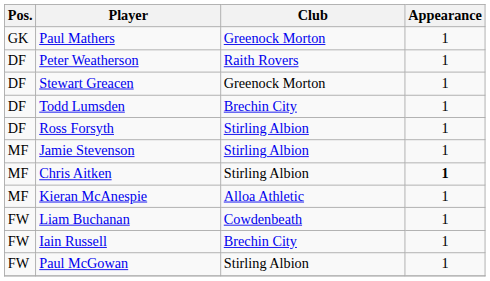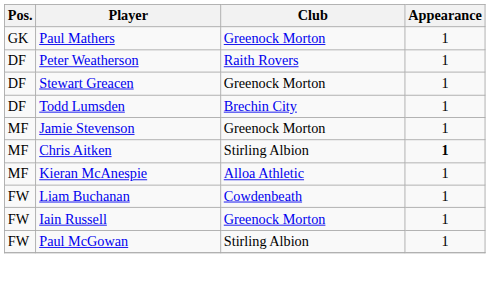- row: (77, 128)
(266, 151) Stirling Albion -> (275, 128) Greenock Morton
(260, 241) Brechin City -> (275, 219) Greenock Morton
